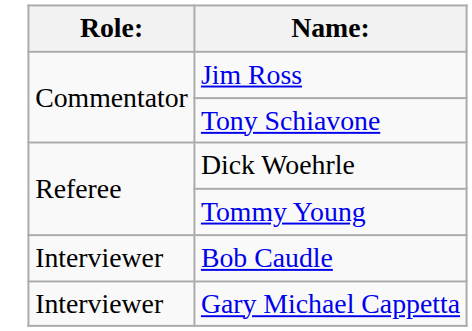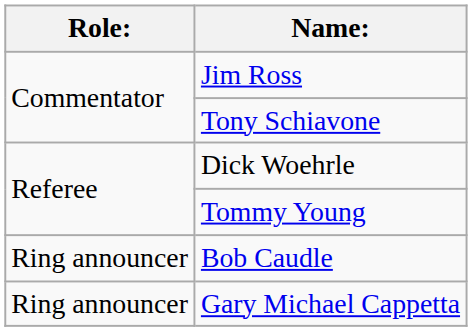(99, 257) Interviewer -> (100, 257) Ring announcer
(99, 303) Interviewer -> (100, 303) Ring announcer
